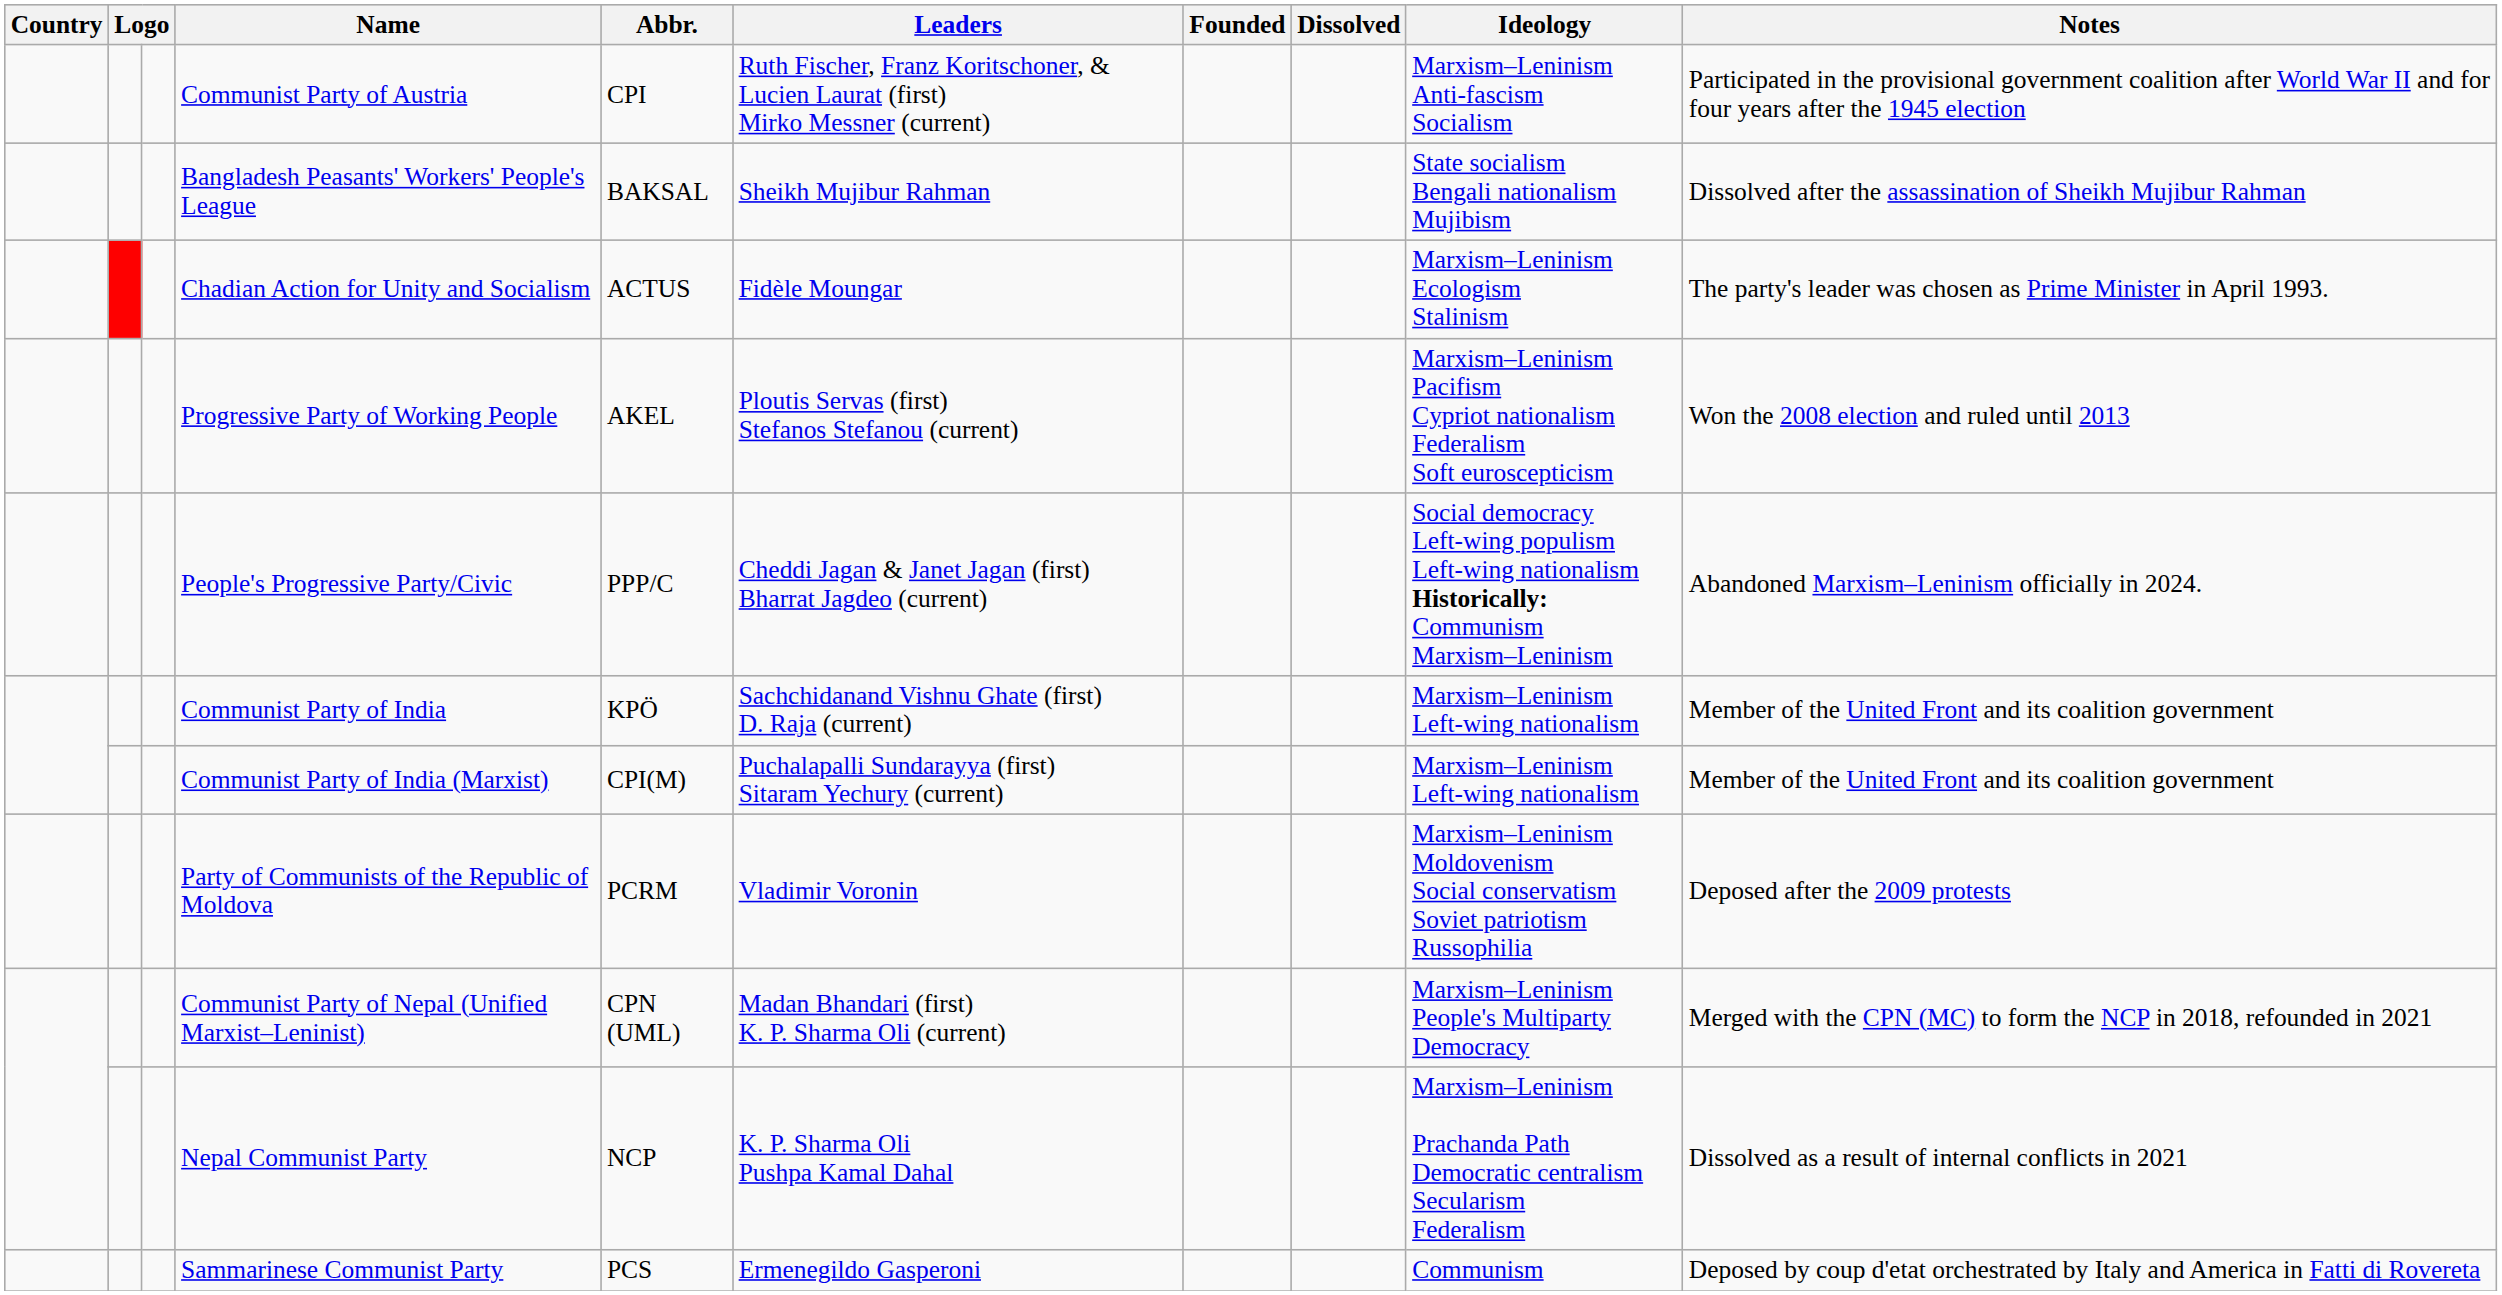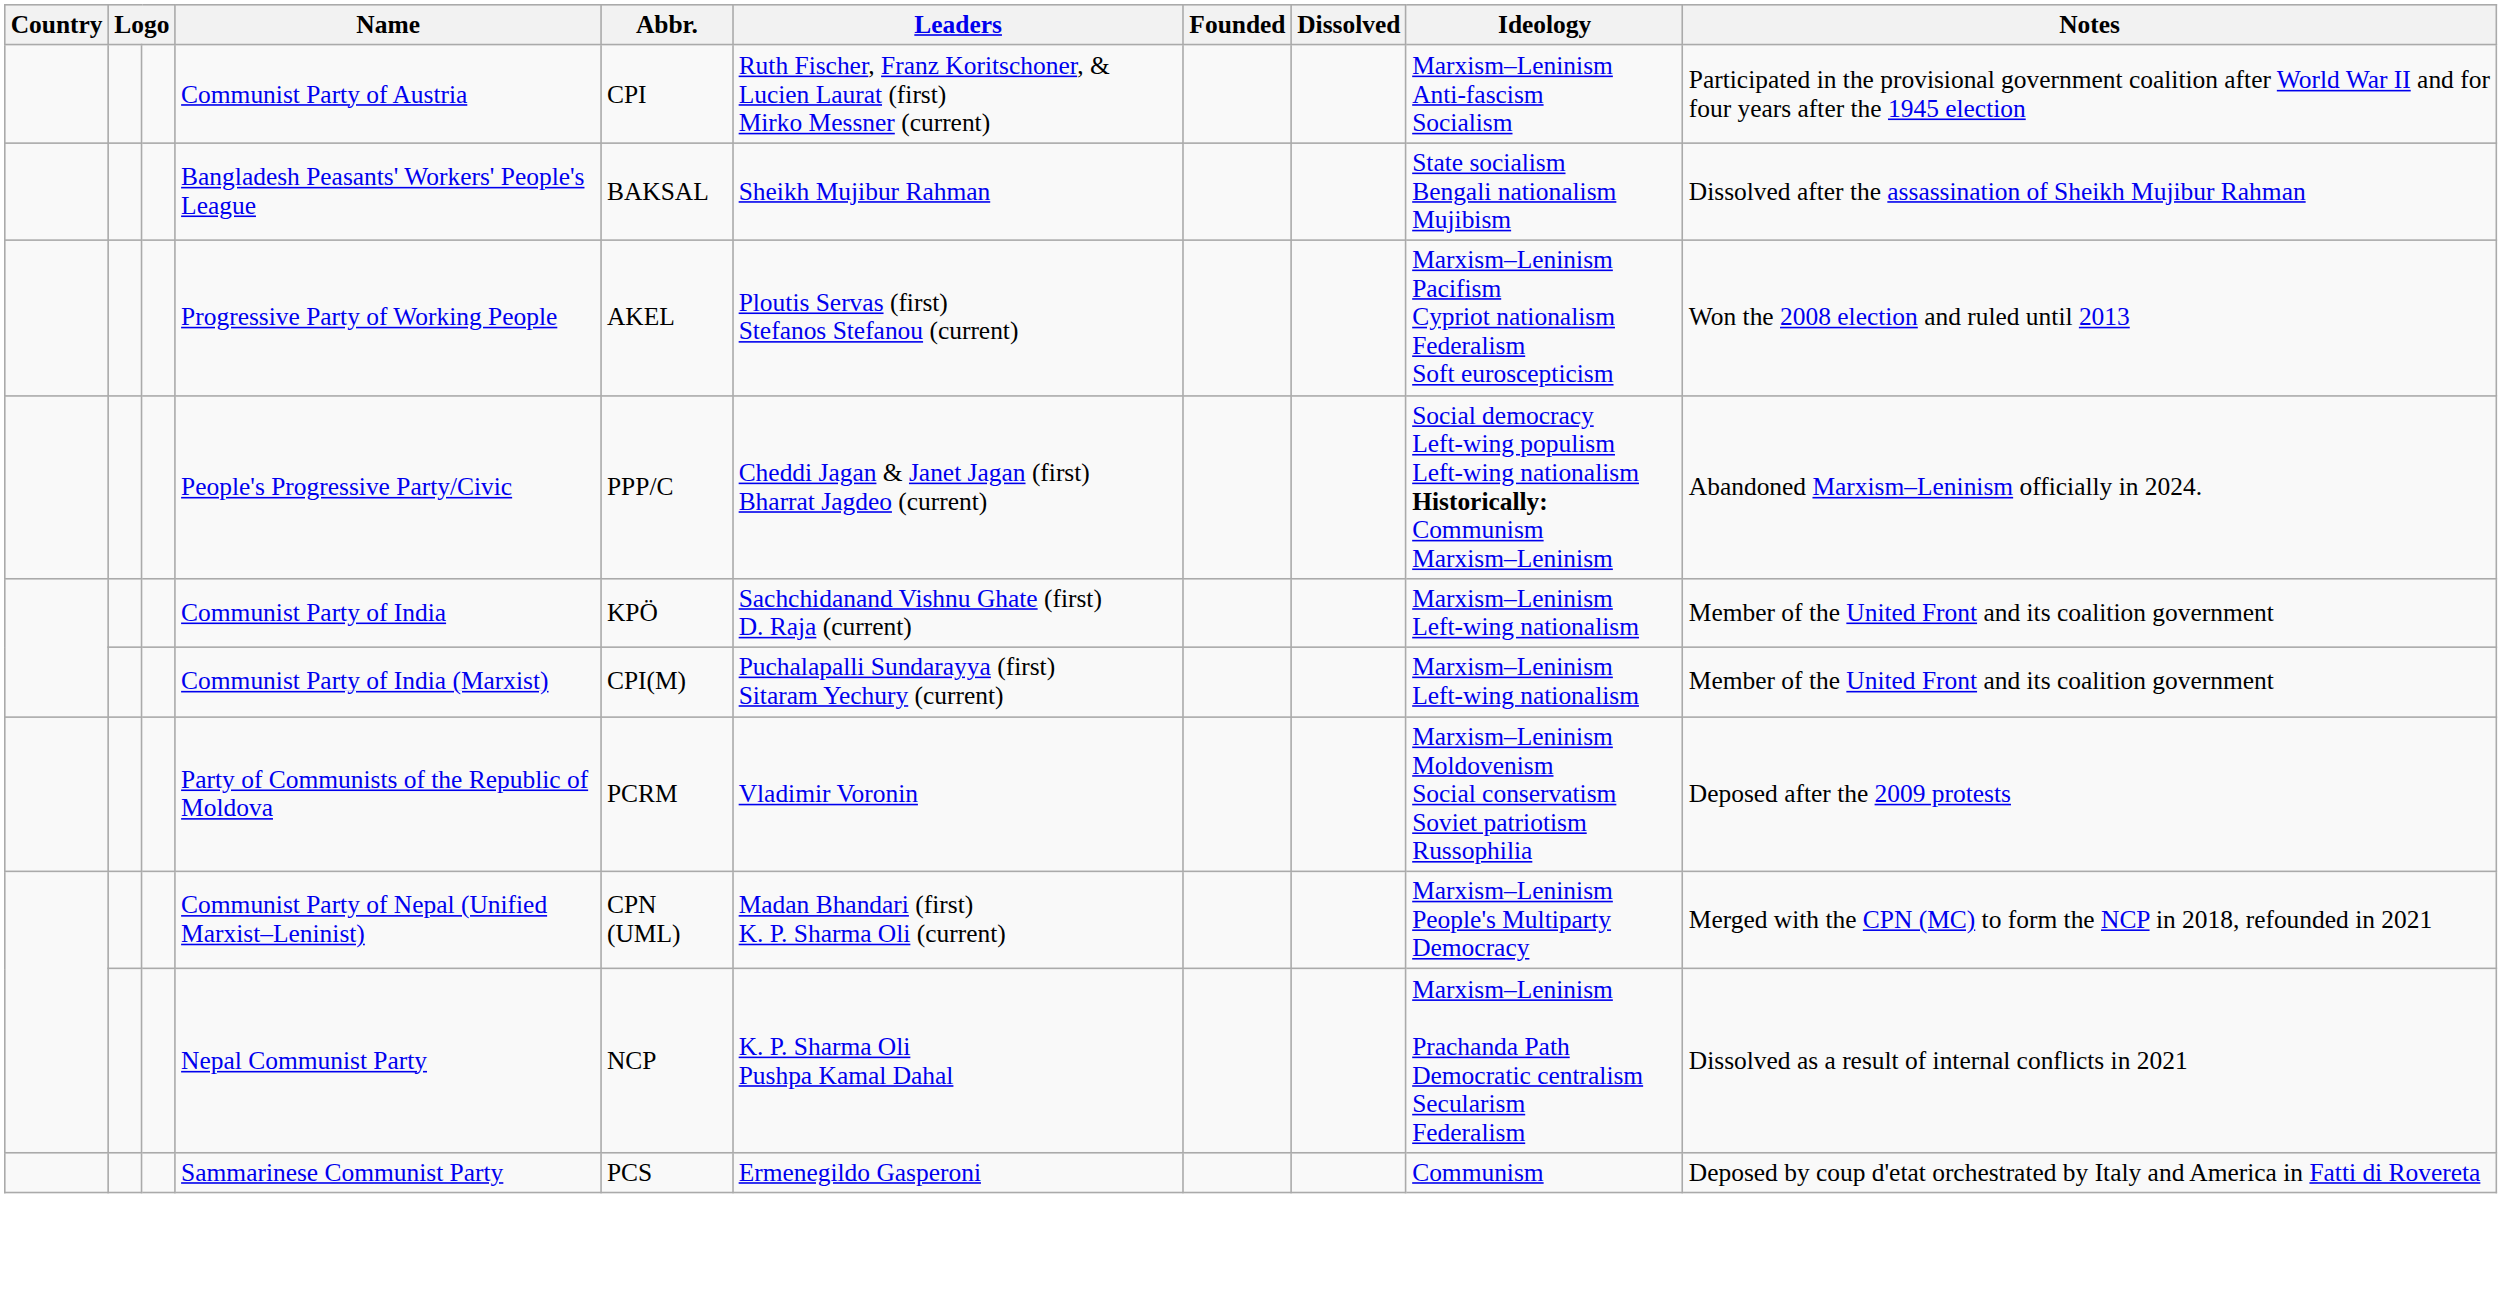- row: (386, 288)
